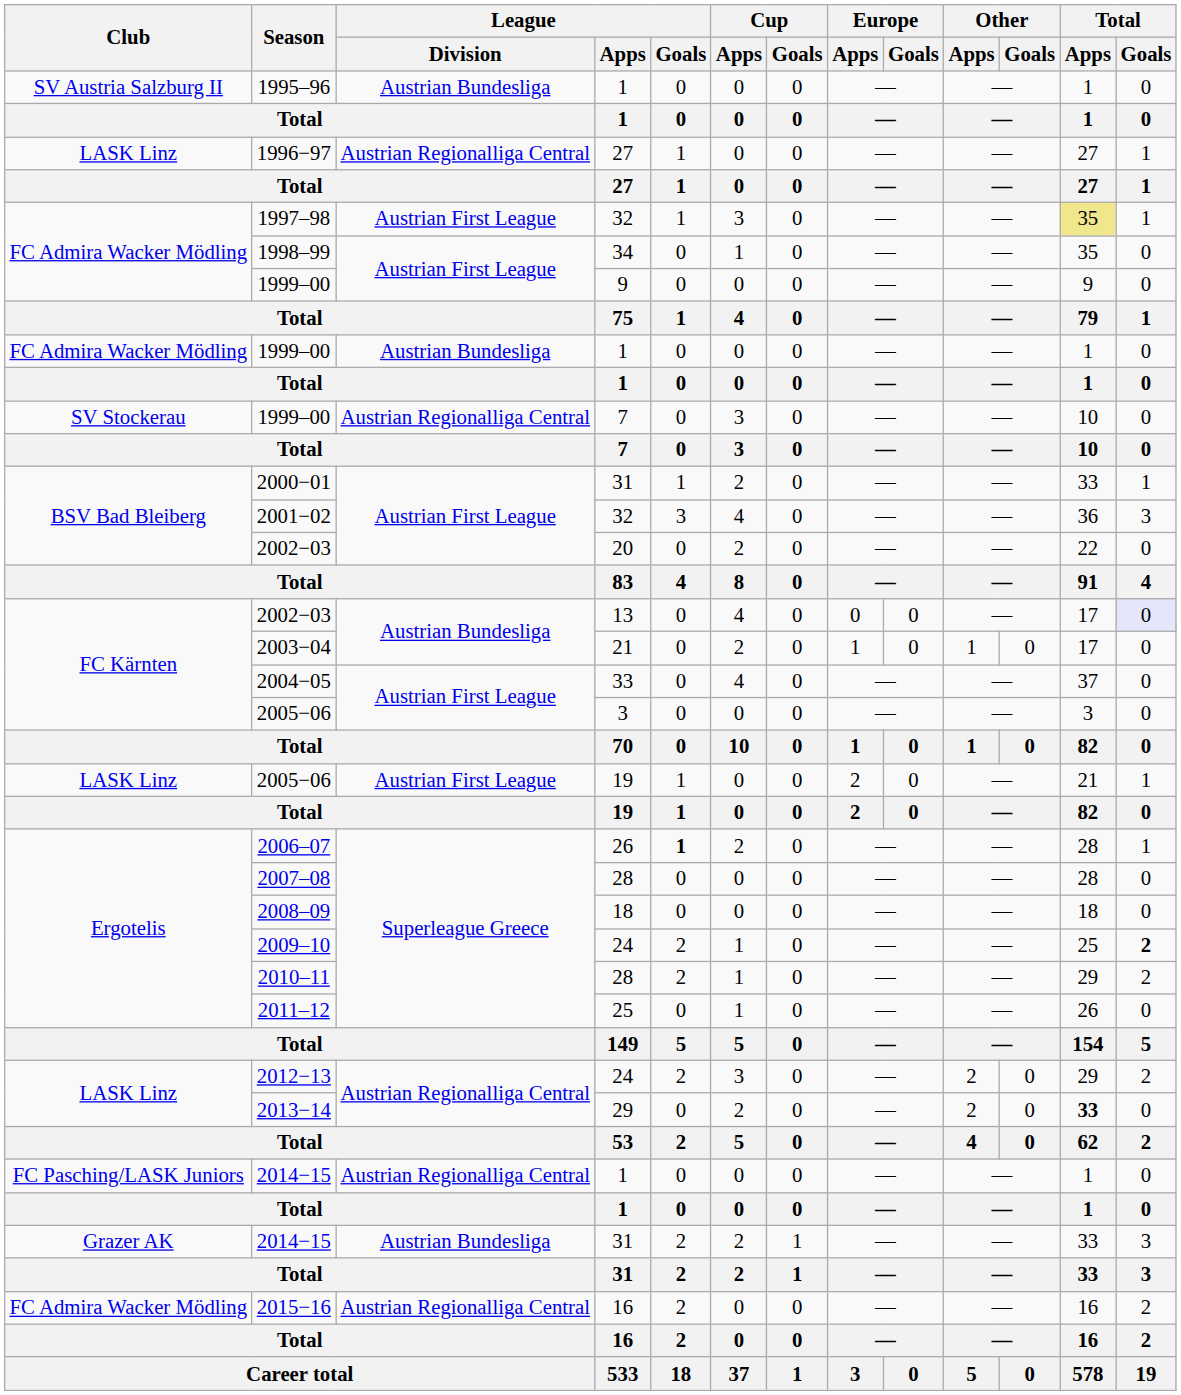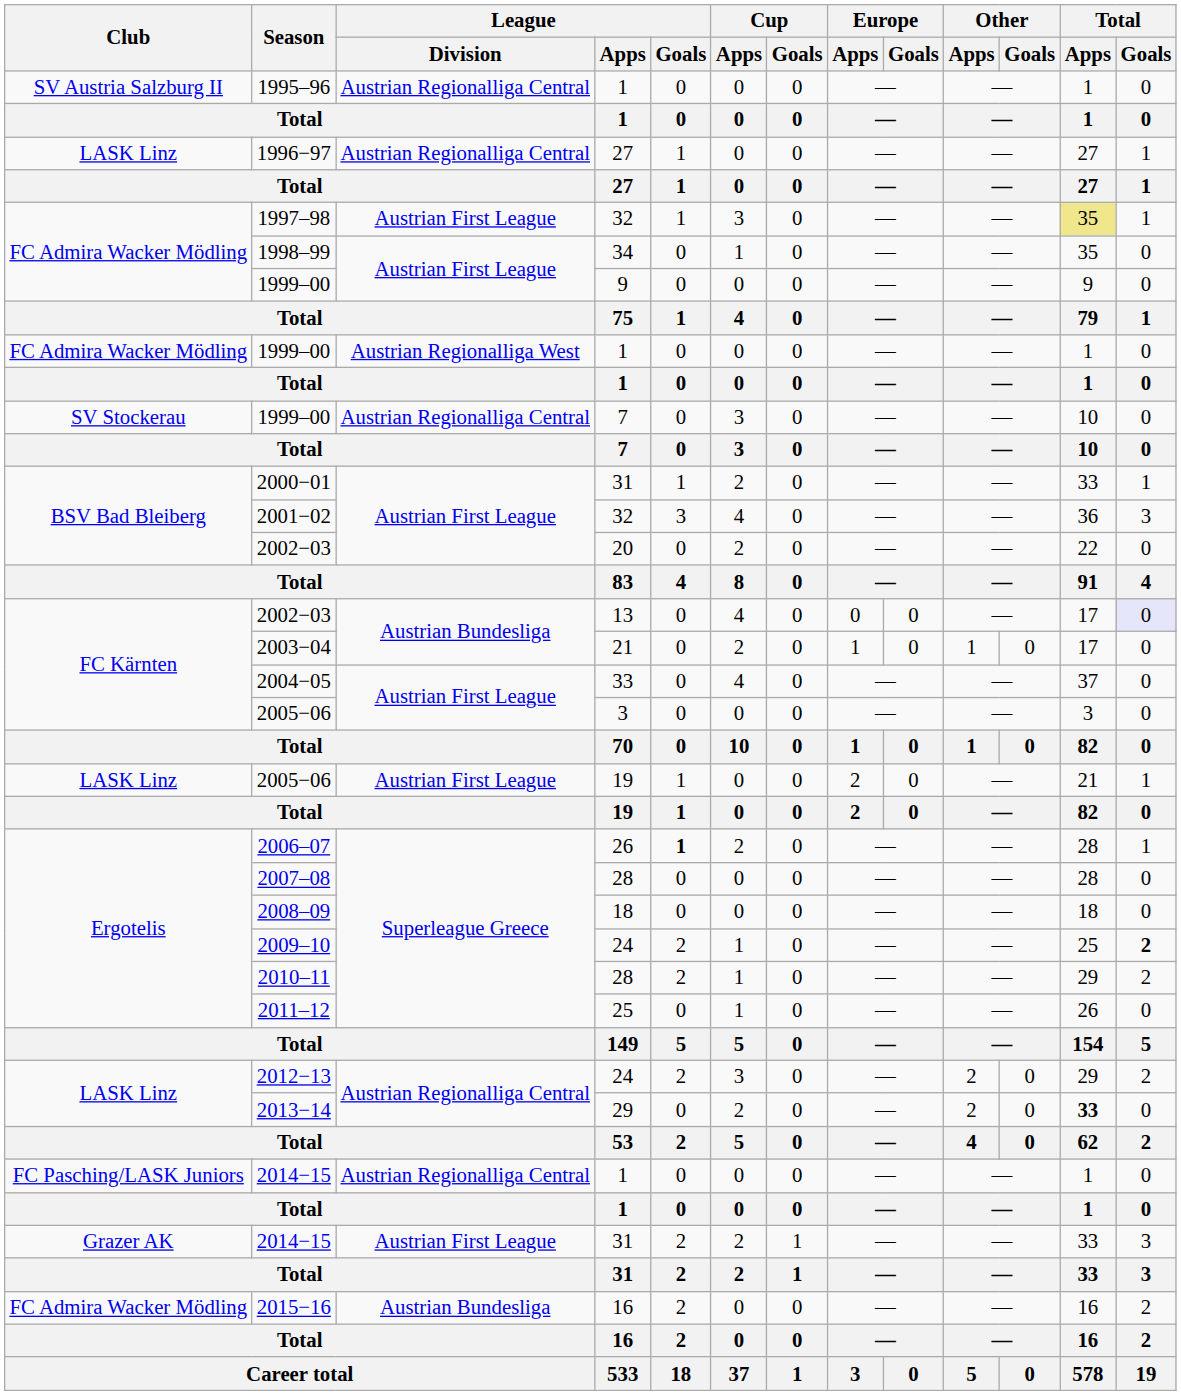(465, 86) Austrian Bundesliga -> (465, 86) Austrian Regionalliga Central
(465, 350) Austrian Bundesliga -> (465, 350) Austrian Regionalliga West
(465, 1241) Austrian Bundesliga -> (465, 1241) Austrian First League
(465, 1307) Austrian Regionalliga Central -> (465, 1307) Austrian Bundesliga
